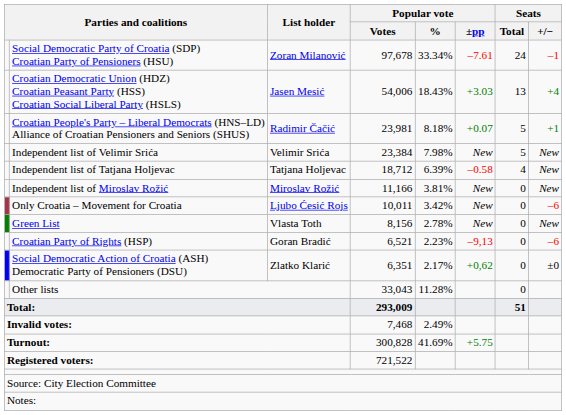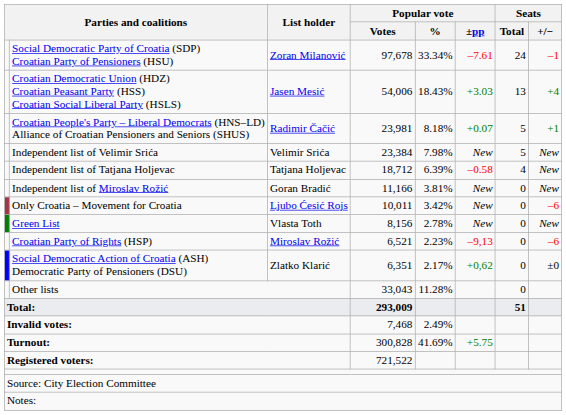(305, 188) Miroslav Rožić -> (300, 188) Goran Bradić
(300, 241) Goran Bradić -> (305, 241) Miroslav Rožić
